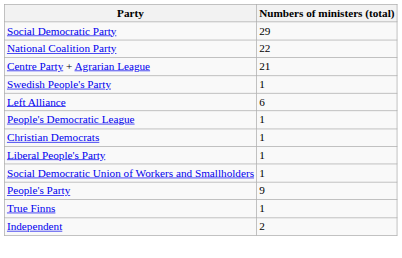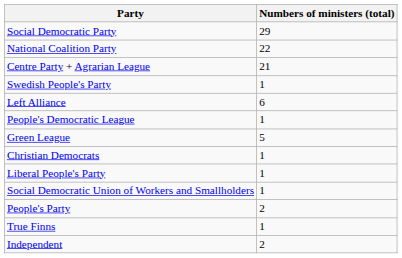+ row: (38, 137)
(262, 191) 9 -> (262, 208) 2
